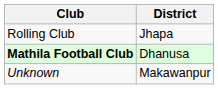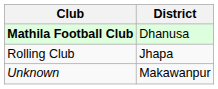rows swapped: (70, 53) <-> (41, 34)
